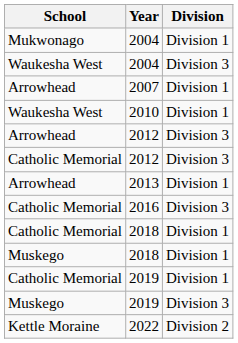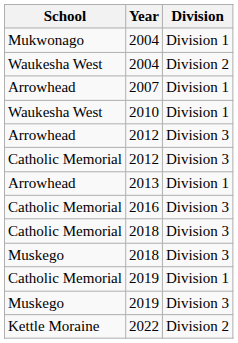(197, 64) Division 3 -> (197, 64) Division 2
(197, 231) Division 1 -> (197, 231) Division 3
(197, 254) Division 1 -> (197, 254) Division 3
